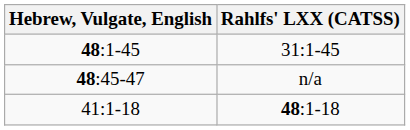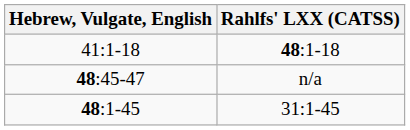rows swapped: (111, 49) <-> (111, 109)
